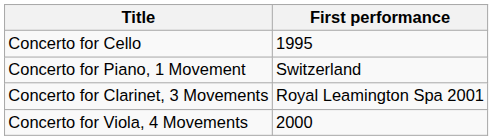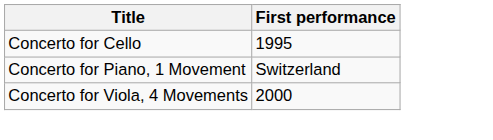- row: (138, 95)
